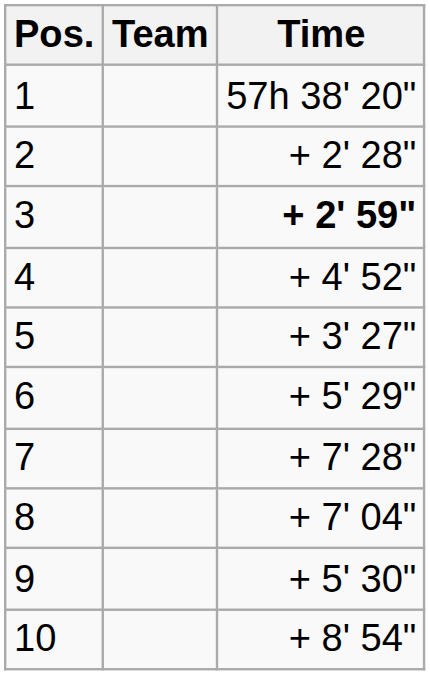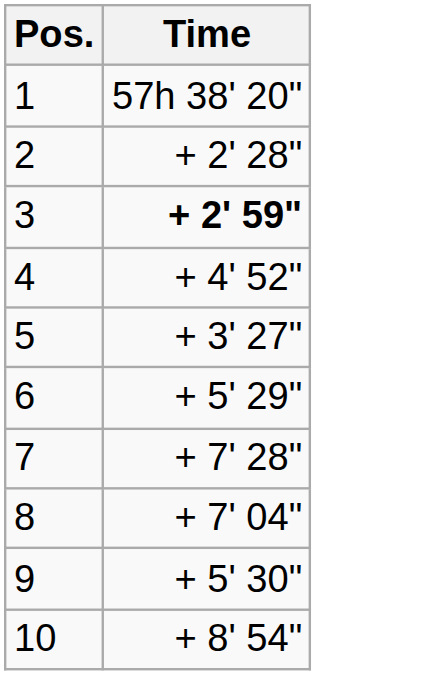- column: (160, 34)
